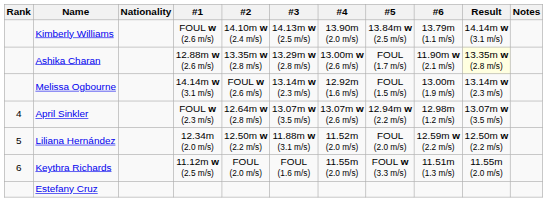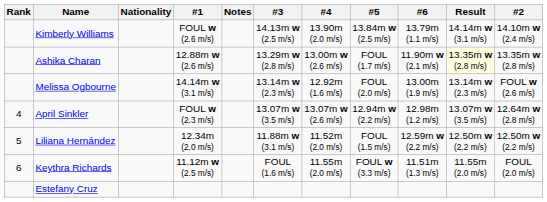columns swapped: (246, 12) <-> (527, 12)
(390, 87) FOUL (1.5 m/s) -> (374, 87) FOUL (2.0 m/s)
(390, 141) FOUL (2.0 m/s) -> (374, 141) FOUL (1.5 m/s)
